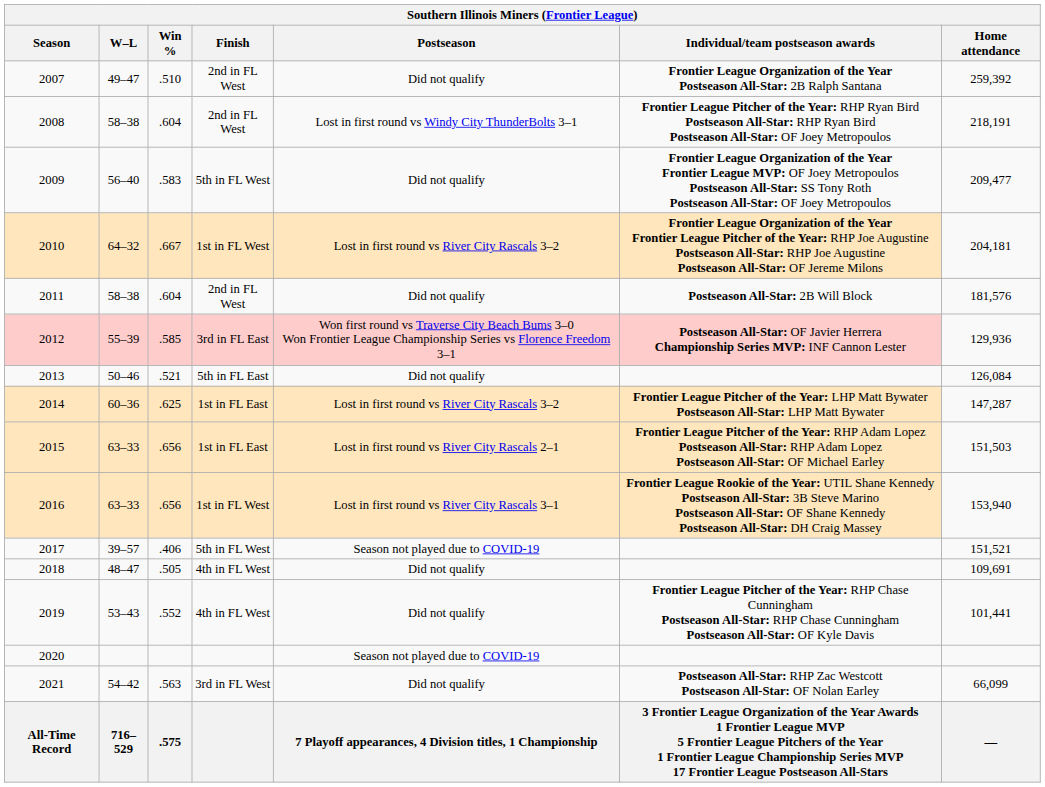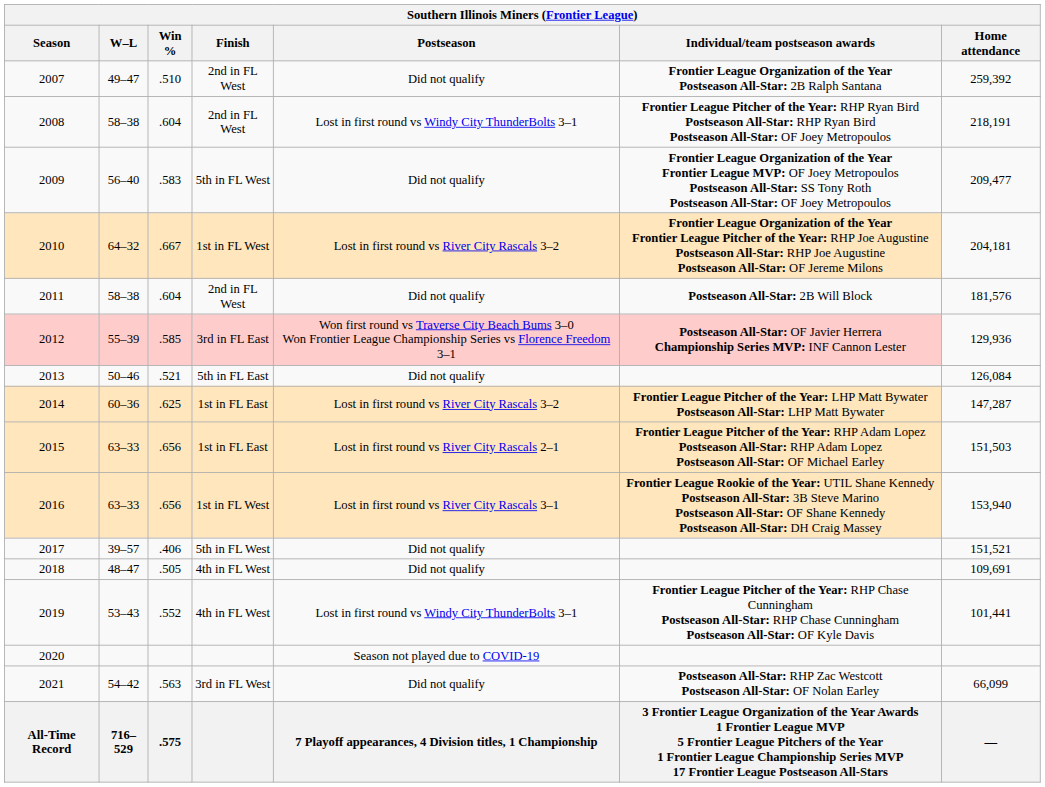(446, 548) Season not played due to COVID-19 -> (446, 548) Did not qualify
(446, 612) Did not qualify -> (446, 612) Lost in first round vs Windy City ThunderBolts 3–1
